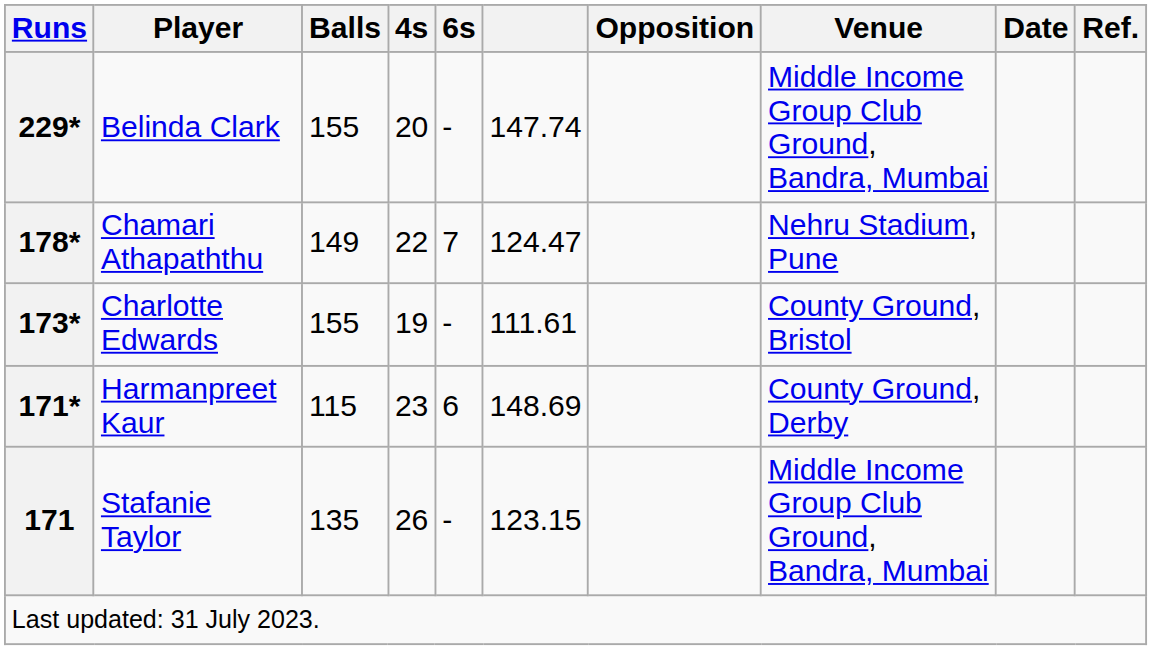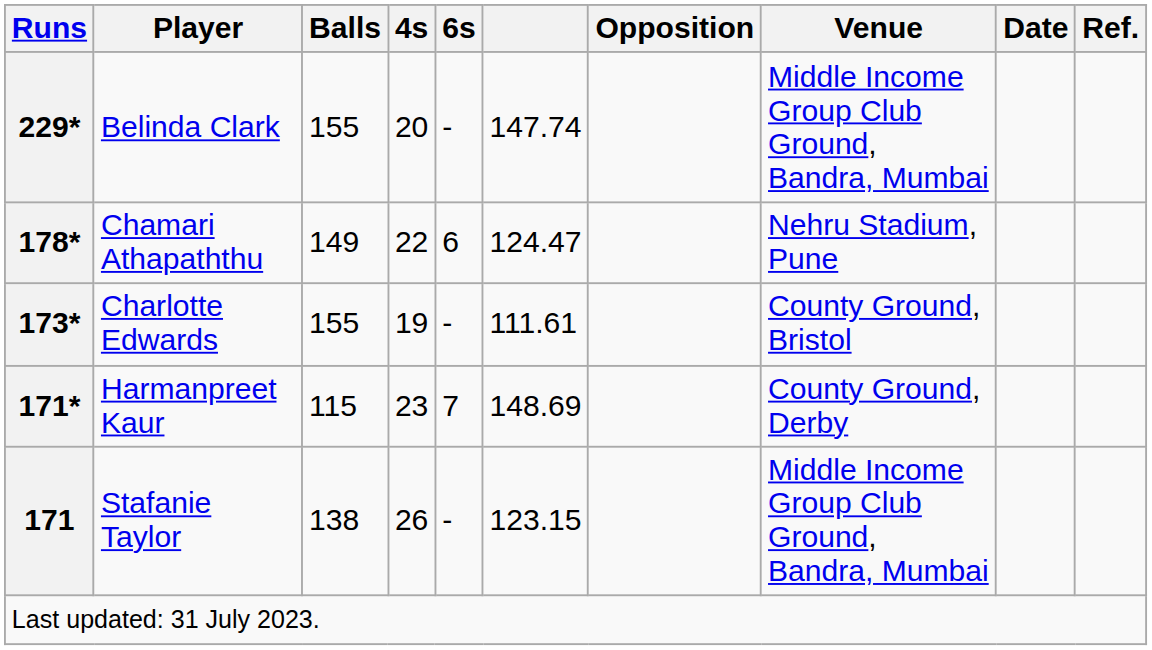(451, 242) 7 -> (451, 242) 6
(451, 405) 6 -> (451, 405) 7
(334, 520) 135 -> (334, 520) 138
